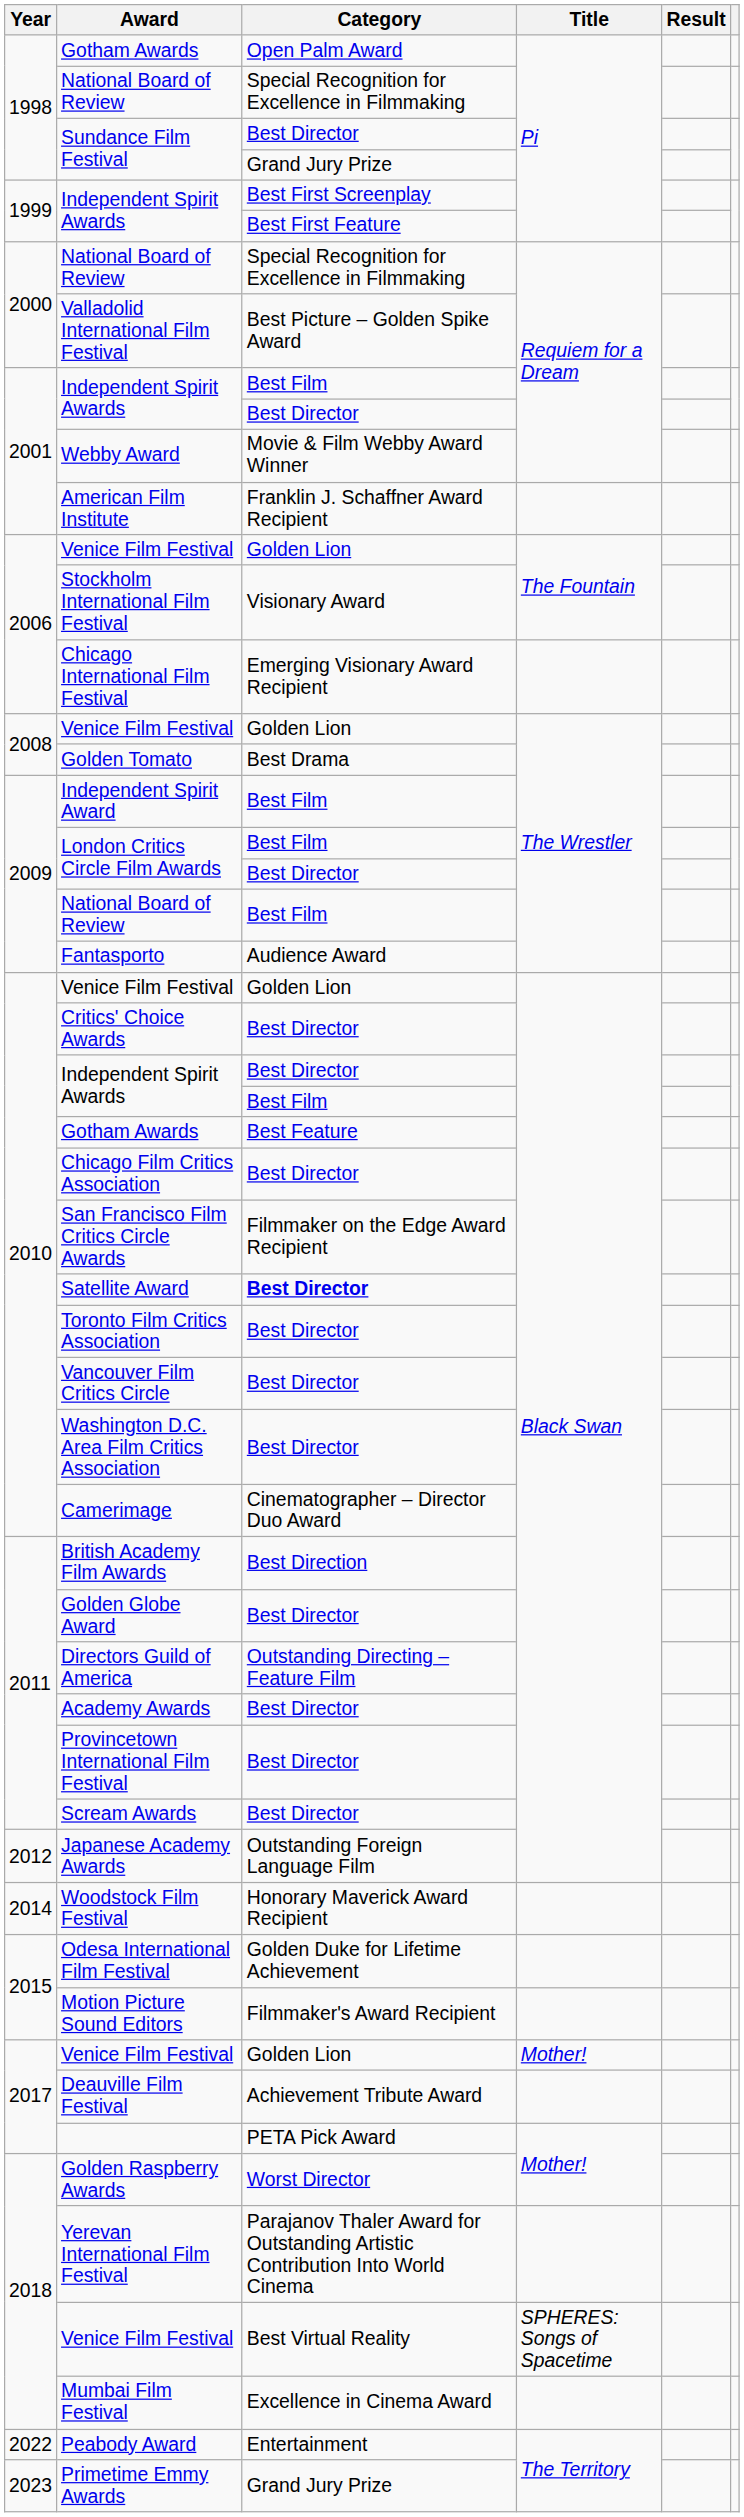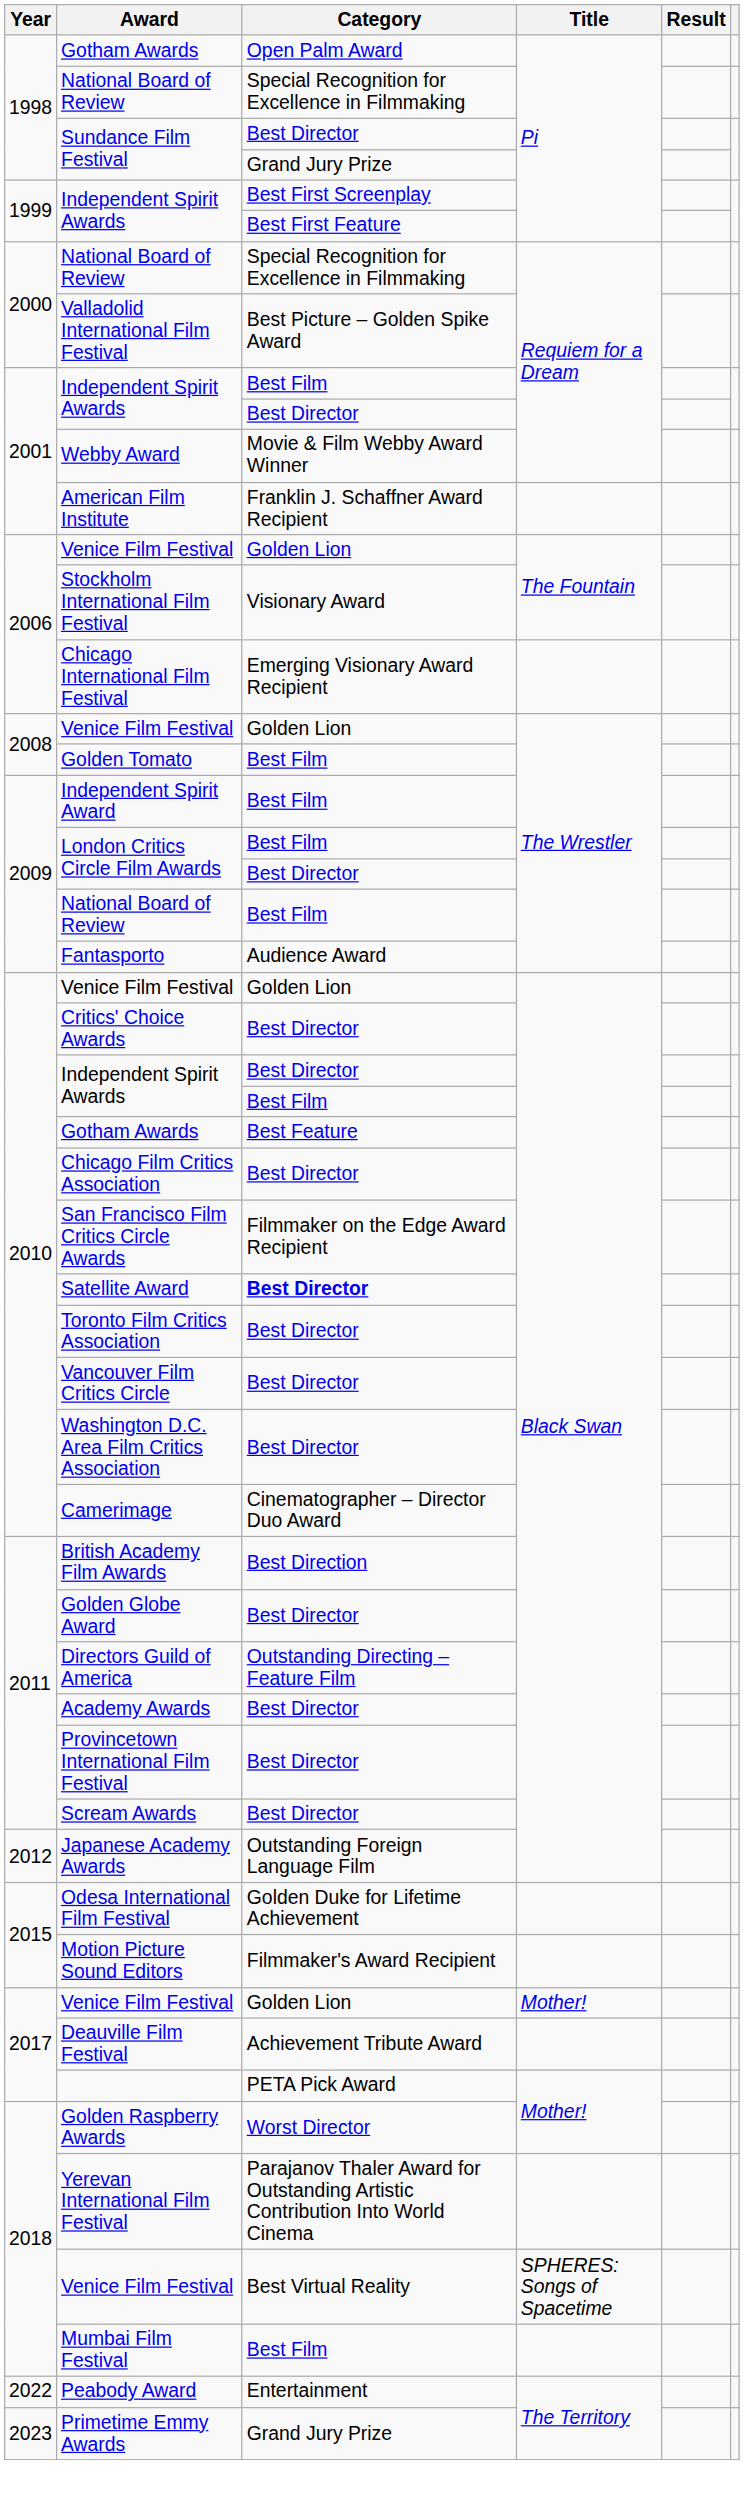(298, 759) Best Drama -> (287, 759) Best Film
- row: (31, 1908)
(369, 2402) Excellence in Cinema Award -> (287, 2350) Best Film
